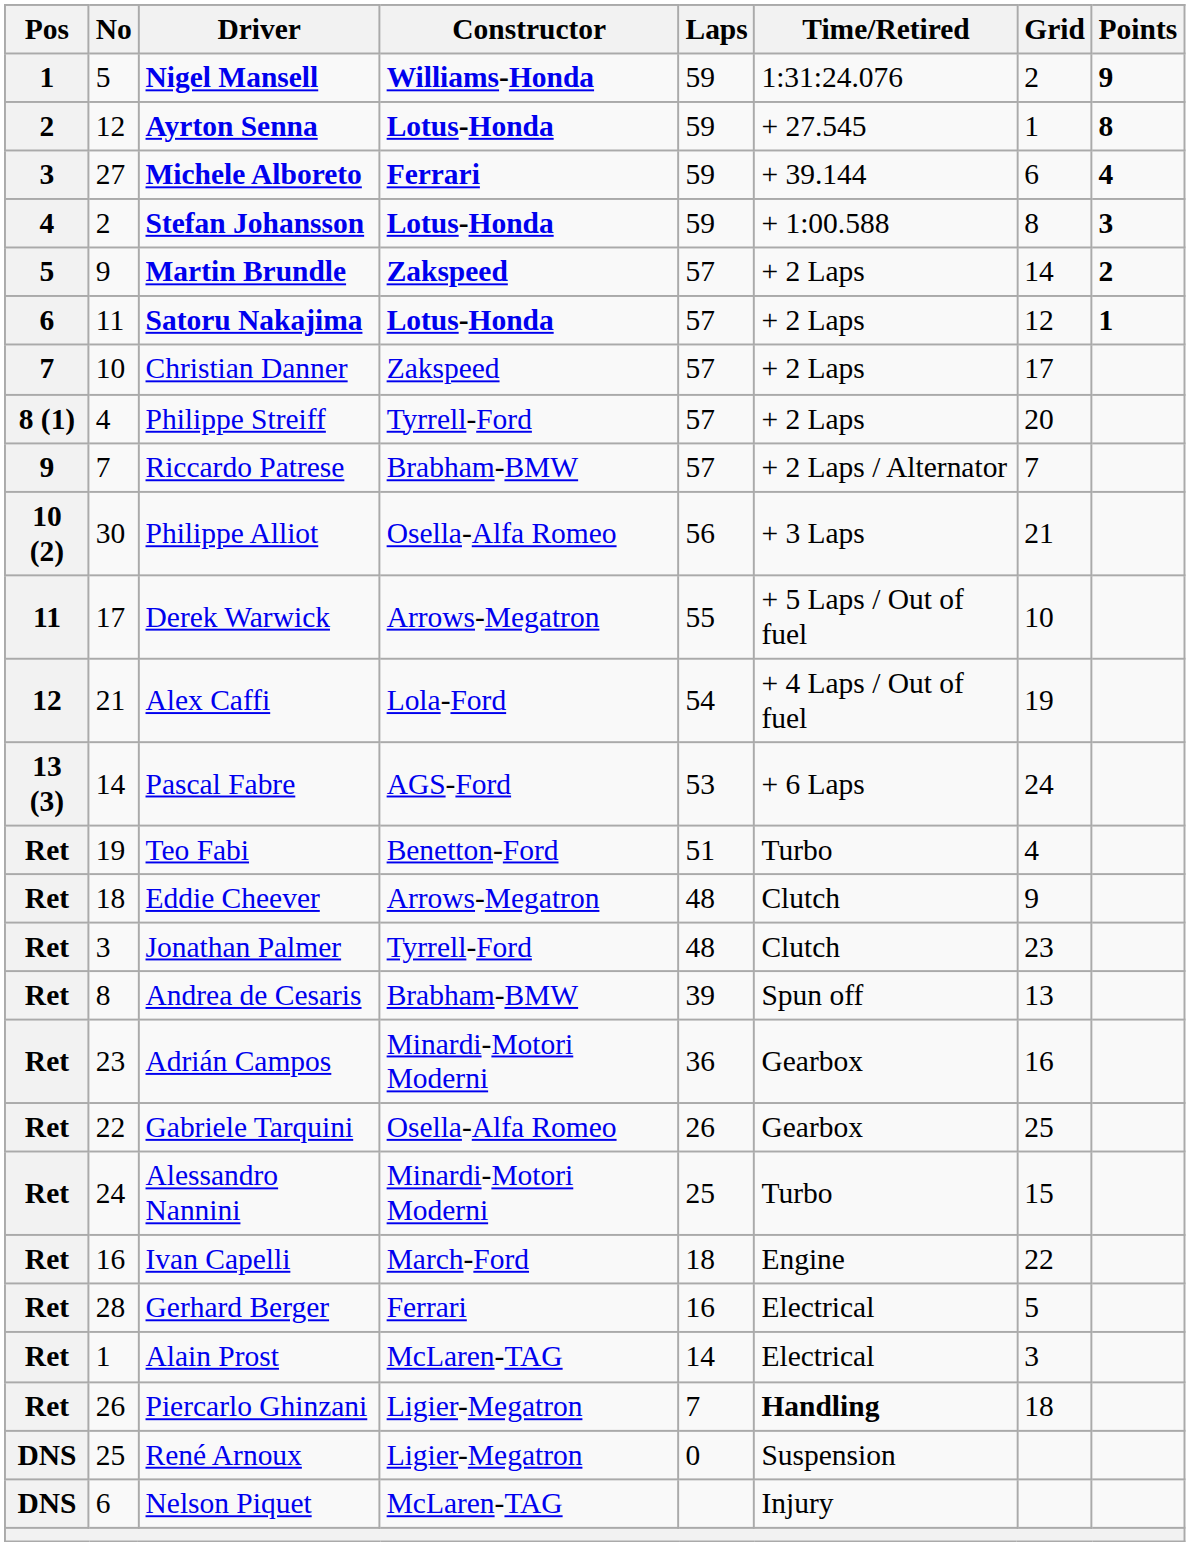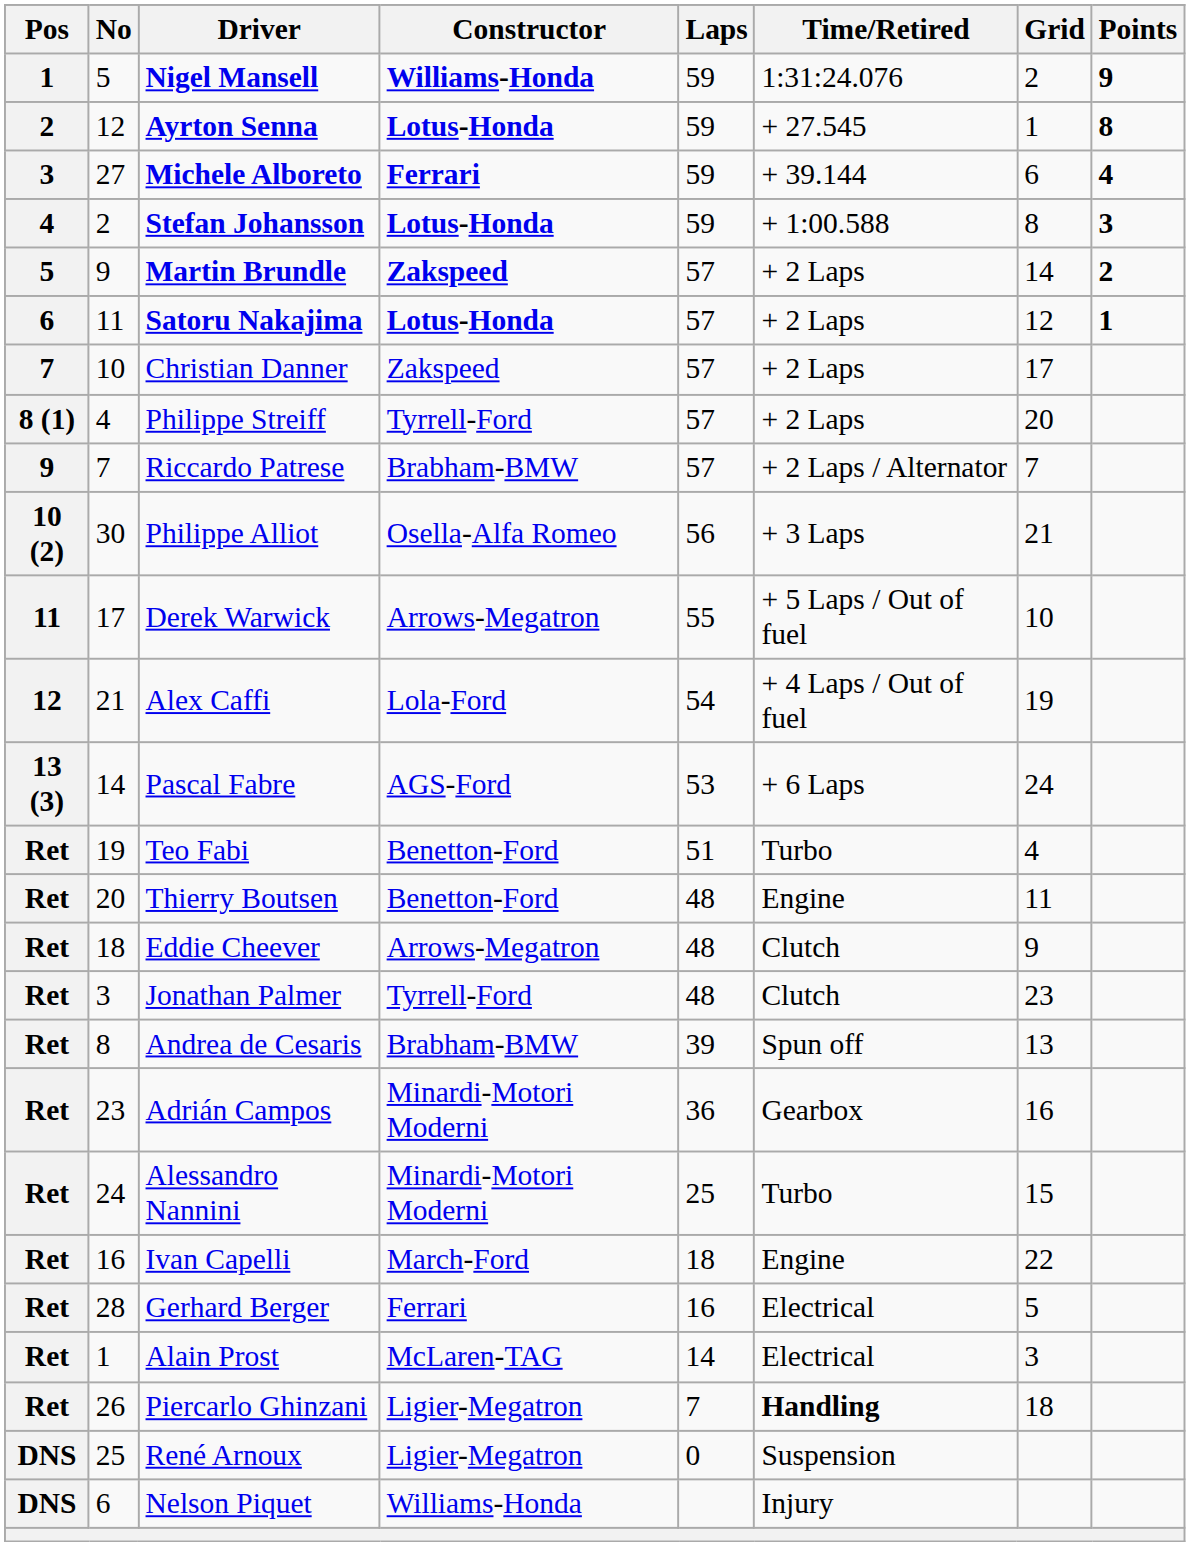+ row: (242, 897)
- row: (249, 1127)
(475, 1502) McLaren-TAG -> (484, 1502) Williams-Honda
